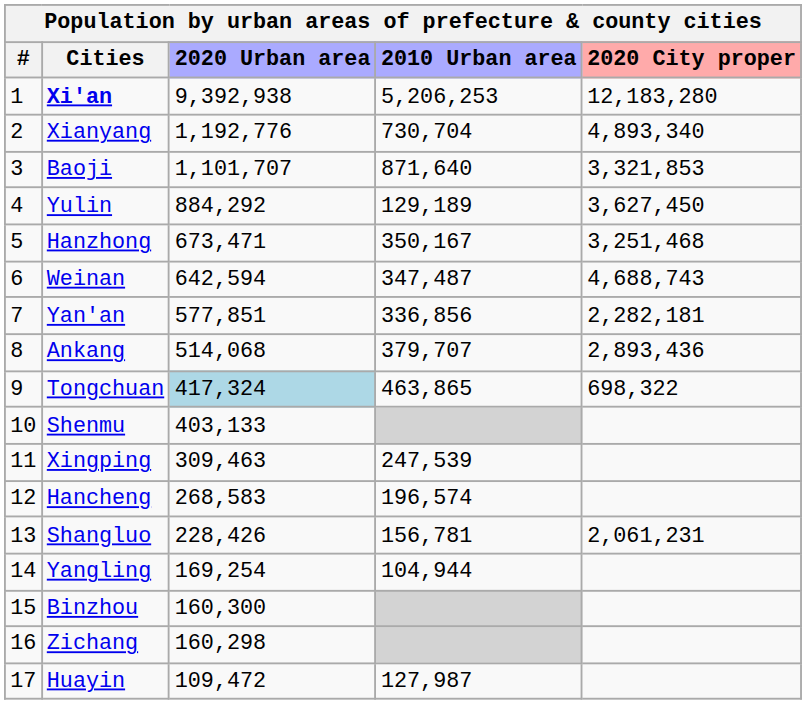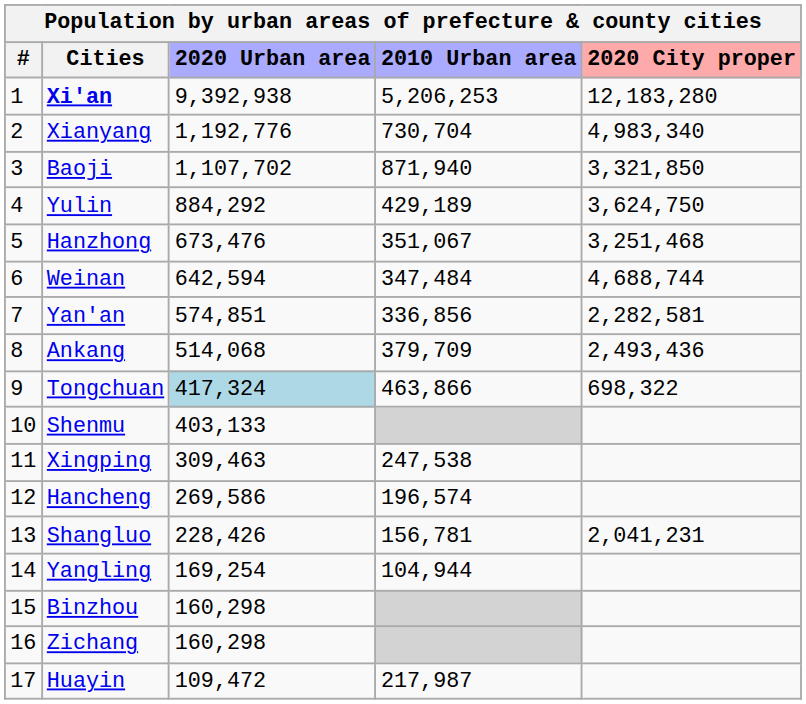(646, 133) 4,893,340 -> (646, 133) 4,983,340
(233, 169) 1,101,707 -> (233, 169) 1,107,702
(427, 169) 871,640 -> (427, 169) 871,940
(646, 169) 3,321,853 -> (646, 169) 3,321,850
(427, 206) 129,189 -> (427, 206) 429,189
(646, 206) 3,627,450 -> (646, 206) 3,624,750
(220, 242) 673,471 -> (220, 242) 673,476
(427, 242) 350,167 -> (427, 242) 351,067
(427, 279) 347,487 -> (427, 279) 347,484
(646, 279) 4,688,743 -> (646, 279) 4,688,744
(220, 315) 577,851 -> (220, 315) 574,851
(646, 315) 2,282,181 -> (646, 315) 2,282,581
(427, 352) 379,707 -> (427, 352) 379,709
(646, 352) 2,893,436 -> (646, 352) 2,493,436
(427, 389) 463,865 -> (427, 389) 463,866
(427, 462) 247,539 -> (427, 462) 247,538
(220, 498) 268,583 -> (220, 498) 269,586
(646, 535) 2,061,231 -> (646, 535) 2,041,231
(220, 608) 160,300 -> (220, 608) 160,298
(427, 681) 127,987 -> (427, 681) 217,987
